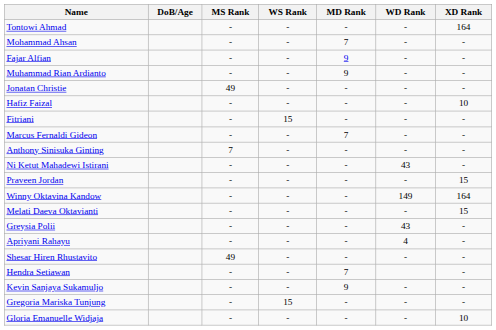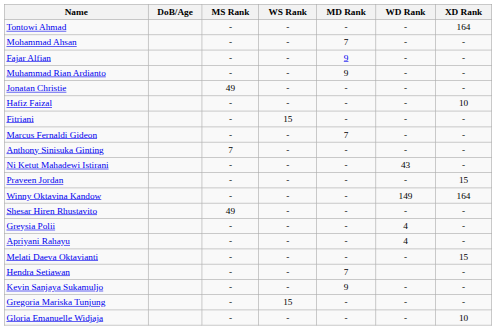rows swapped: (52, 211) <-> (52, 256)
(406, 226) 43 -> (406, 226) 4
